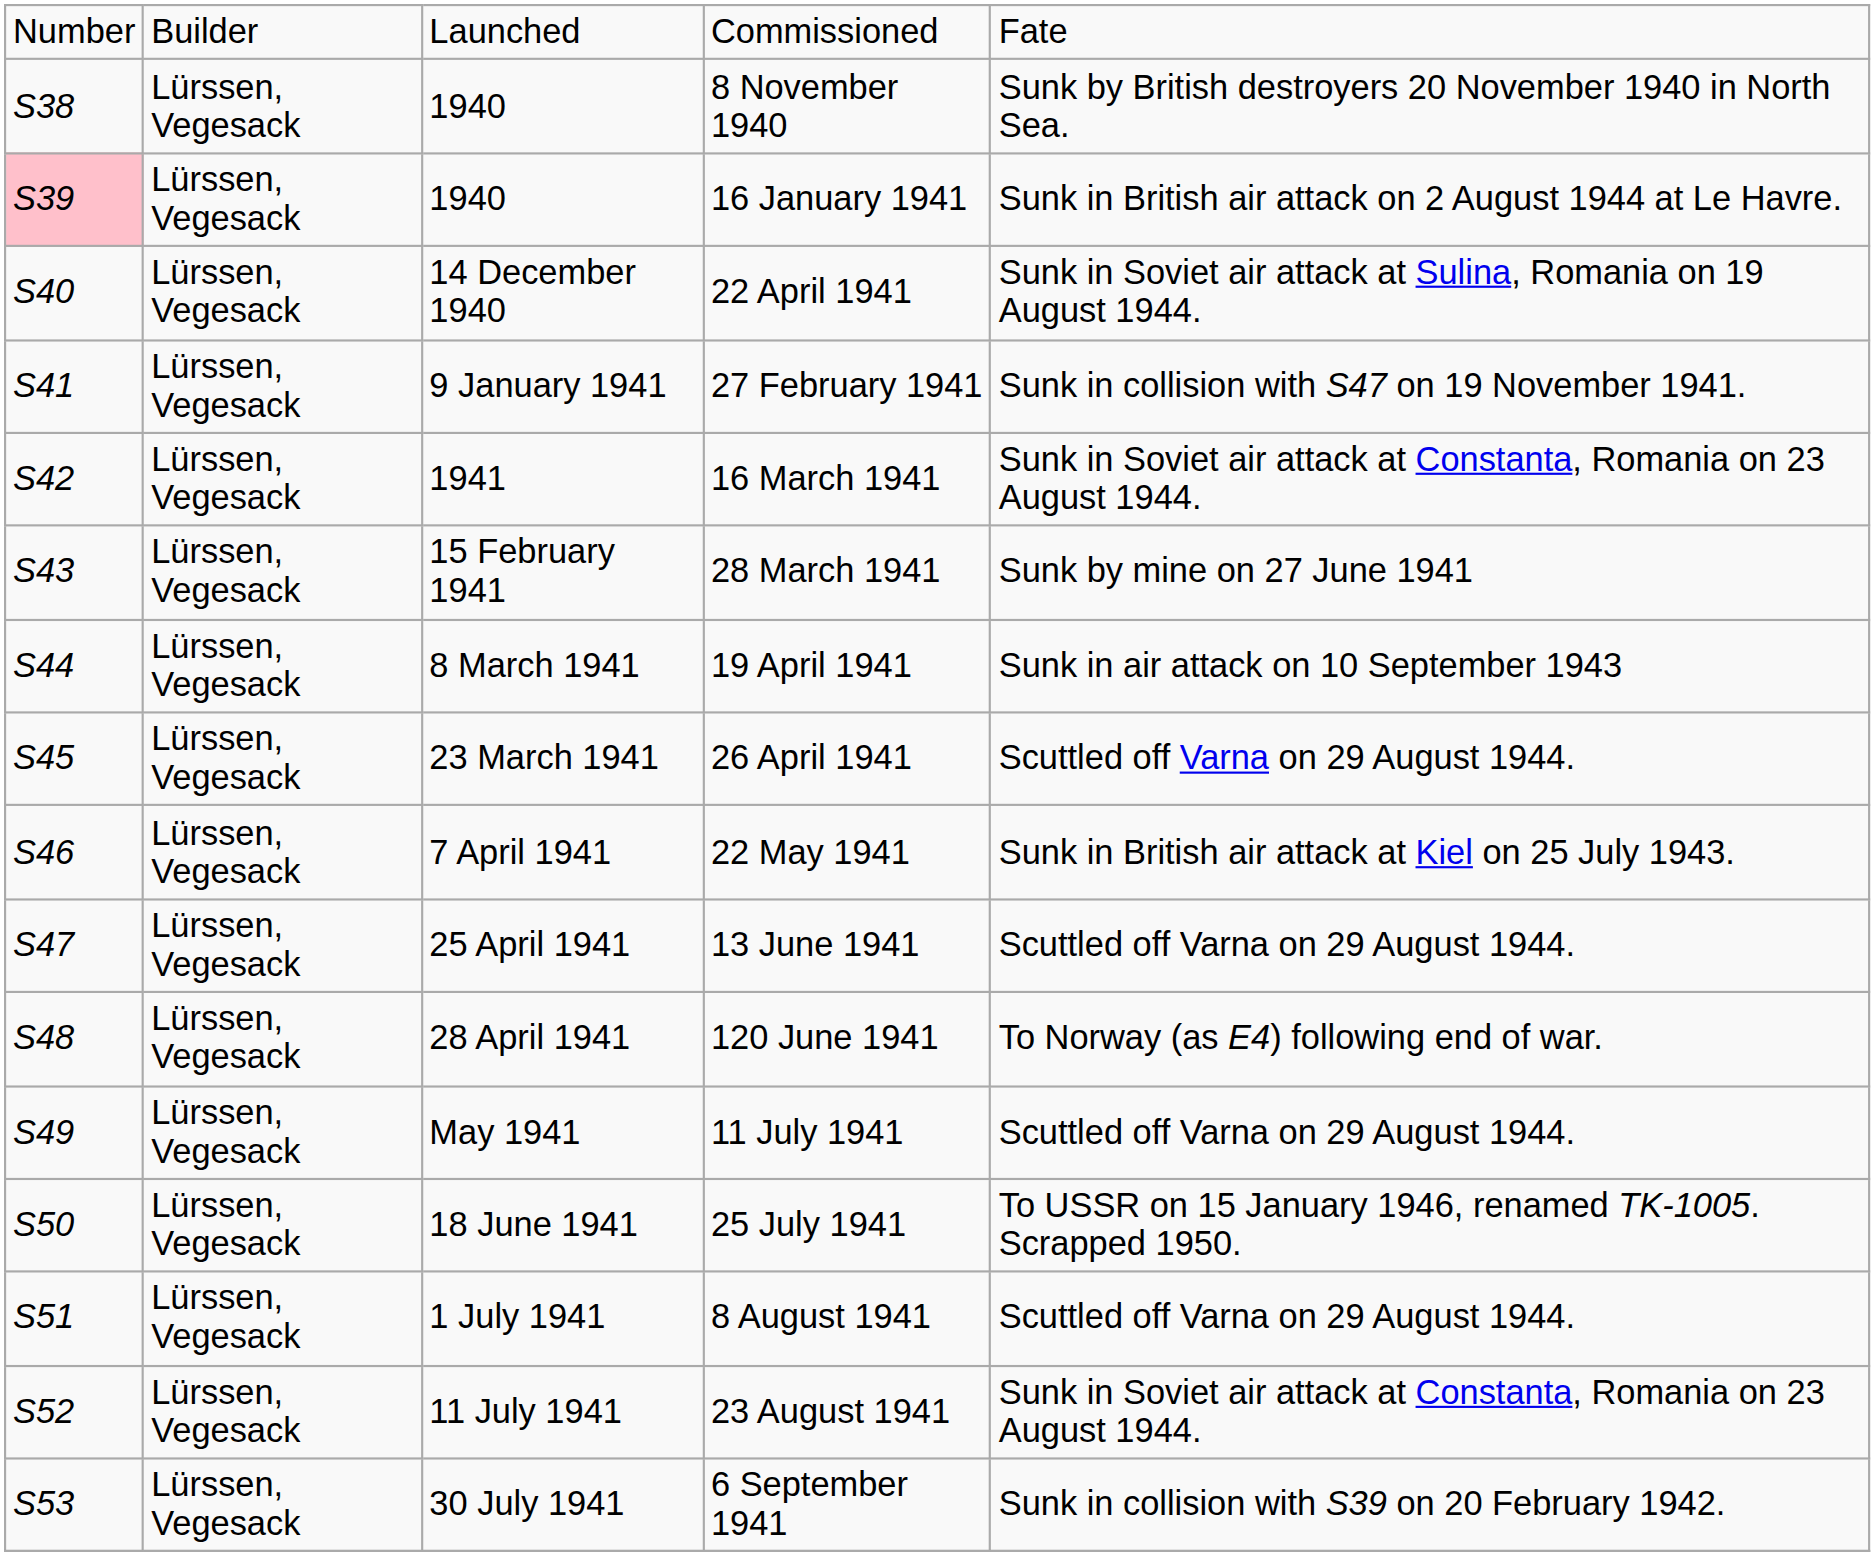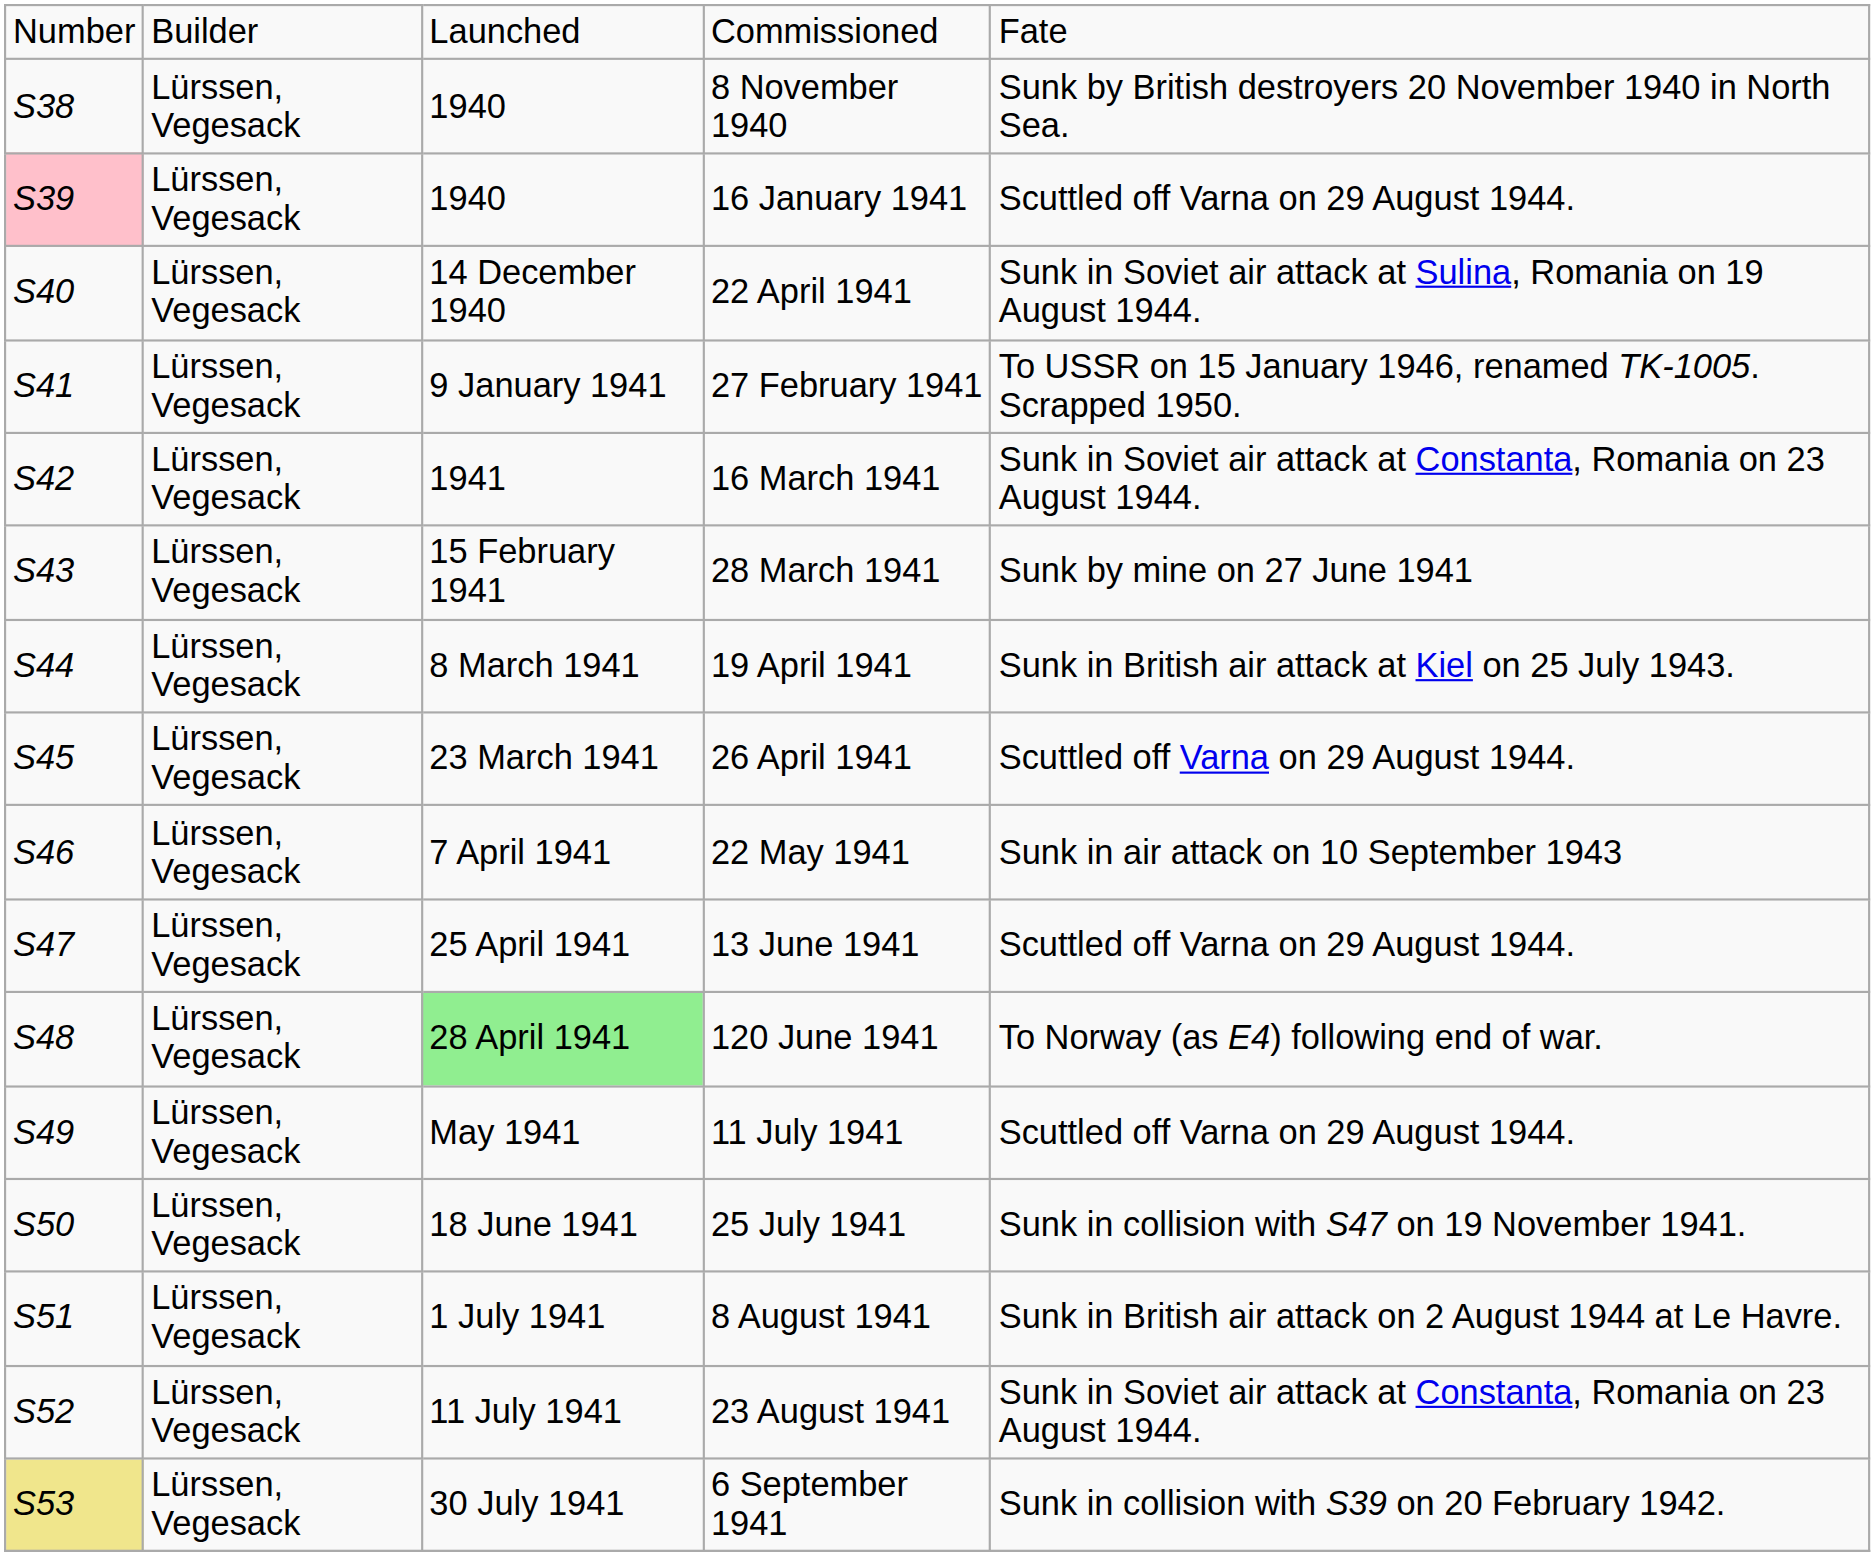(1420, 198) Sunk in British air attack on 2 August 1944 at Le Havre. -> (1287, 198) Scuttled off Varna on 29 August 1944.
(1373, 385) Sunk in collision with S47 on 19 November 1941. -> (1379, 385) To USSR on 15 January 1946, renamed TK-1005. Scrapped 1950.
(1310, 665) Sunk in air attack on 10 September 1943 -> (1367, 665) Sunk in British air attack at Kiel on 25 July 1943.
(1367, 851) Sunk in British air attack at Kiel on 25 July 1943. -> (1310, 851) Sunk in air attack on 10 September 1943
(530, 1038) no background -> (530, 1038) lightgreen background
(1379, 1224) To USSR on 15 January 1946, renamed TK-1005. Scrapped 1950. -> (1373, 1224) Sunk in collision with S47 on 19 November 1941.
(1287, 1318) Scuttled off Varna on 29 August 1944. -> (1420, 1318) Sunk in British air attack on 2 August 1944 at Le Havre.
(44, 1504) no background -> (44, 1504) khaki background
